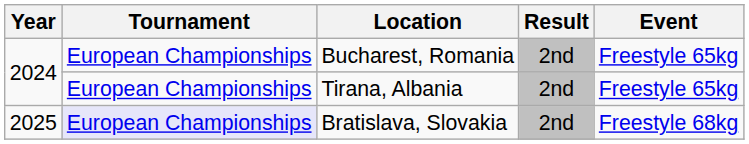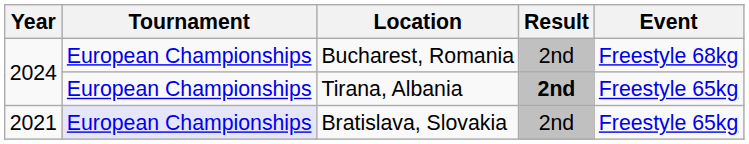(669, 55) Freestyle 65kg -> (669, 55) Freestyle 68kg
(556, 89) normal -> (556, 89) bold
(33, 123) 2025 -> (33, 123) 2021
(669, 123) Freestyle 68kg -> (669, 123) Freestyle 65kg
